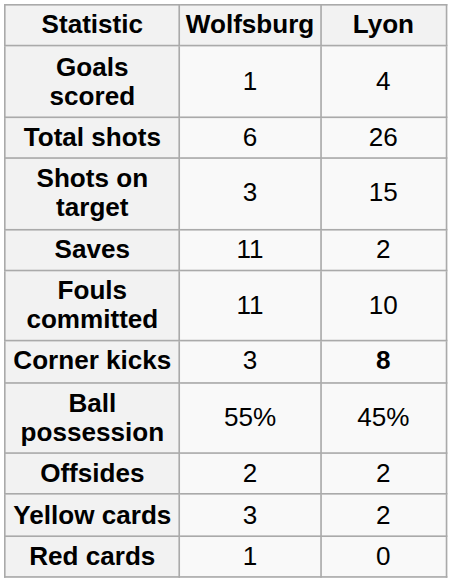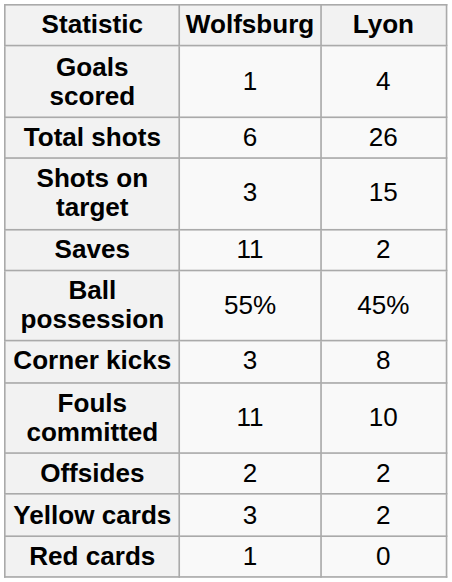rows swapped: (92, 417) <-> (92, 305)
(383, 361) bold -> (383, 361) normal
